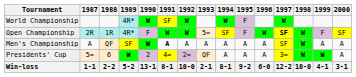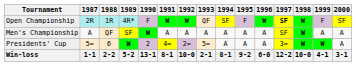- row: (42, 21)
(206, 32) 5= -> (206, 21) QF
(167, 44) bold -> (167, 32) normal
(206, 55) QF -> (206, 44) 5=
